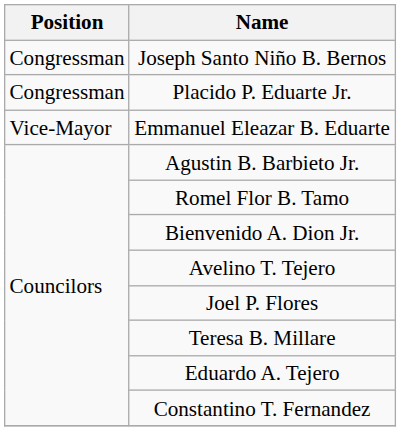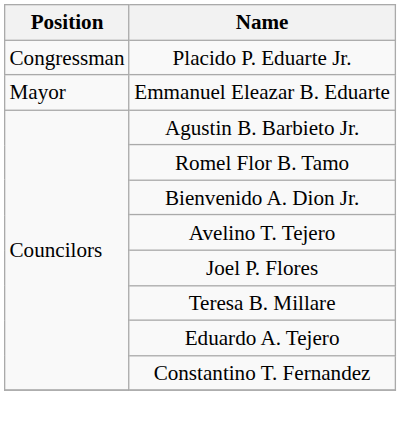- row: (262, 57)
(61, 127) Vice-Mayor -> (38, 92) Mayor
